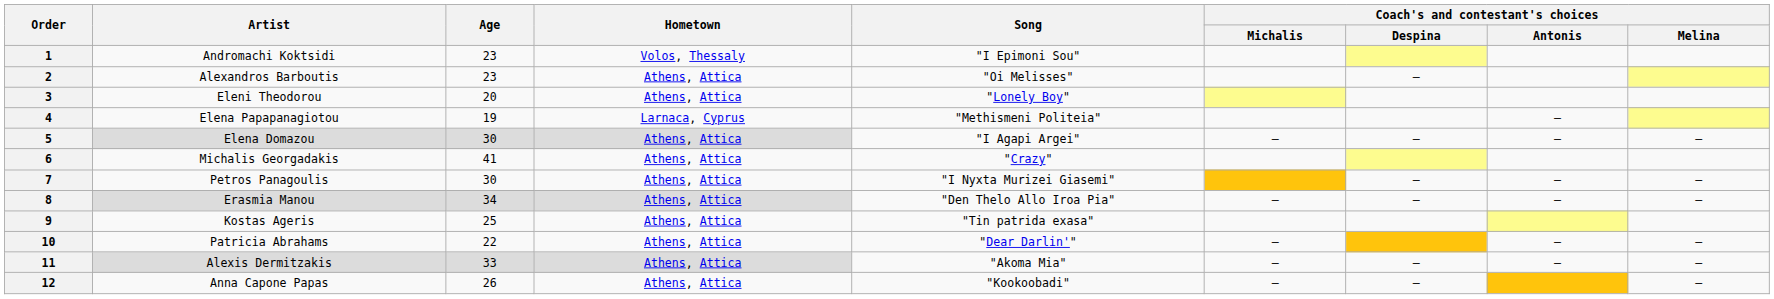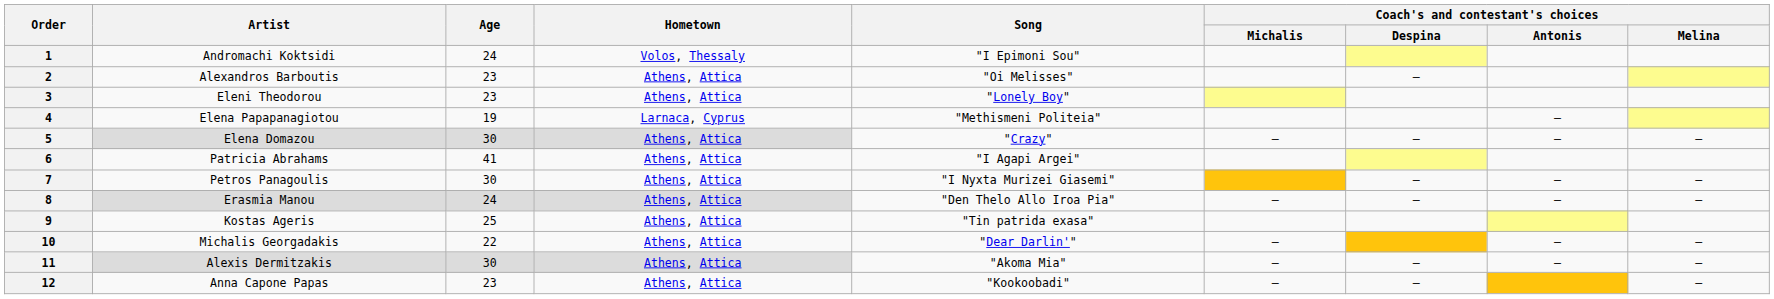(490, 56) 23 -> (490, 56) 24
(490, 97) 20 -> (490, 97) 23
(1028, 139) "I Agapi Argei" -> (1028, 139) "Crazy"
(269, 159) Michalis Georgadakis -> (269, 159) Patricia Abrahams
(1028, 159) "Crazy" -> (1028, 159) "I Agapi Argei"
(490, 200) 34 -> (490, 200) 24
(269, 242) Patricia Abrahams -> (269, 242) Michalis Georgadakis
(490, 262) 33 -> (490, 262) 30
(490, 283) 26 -> (490, 283) 23
